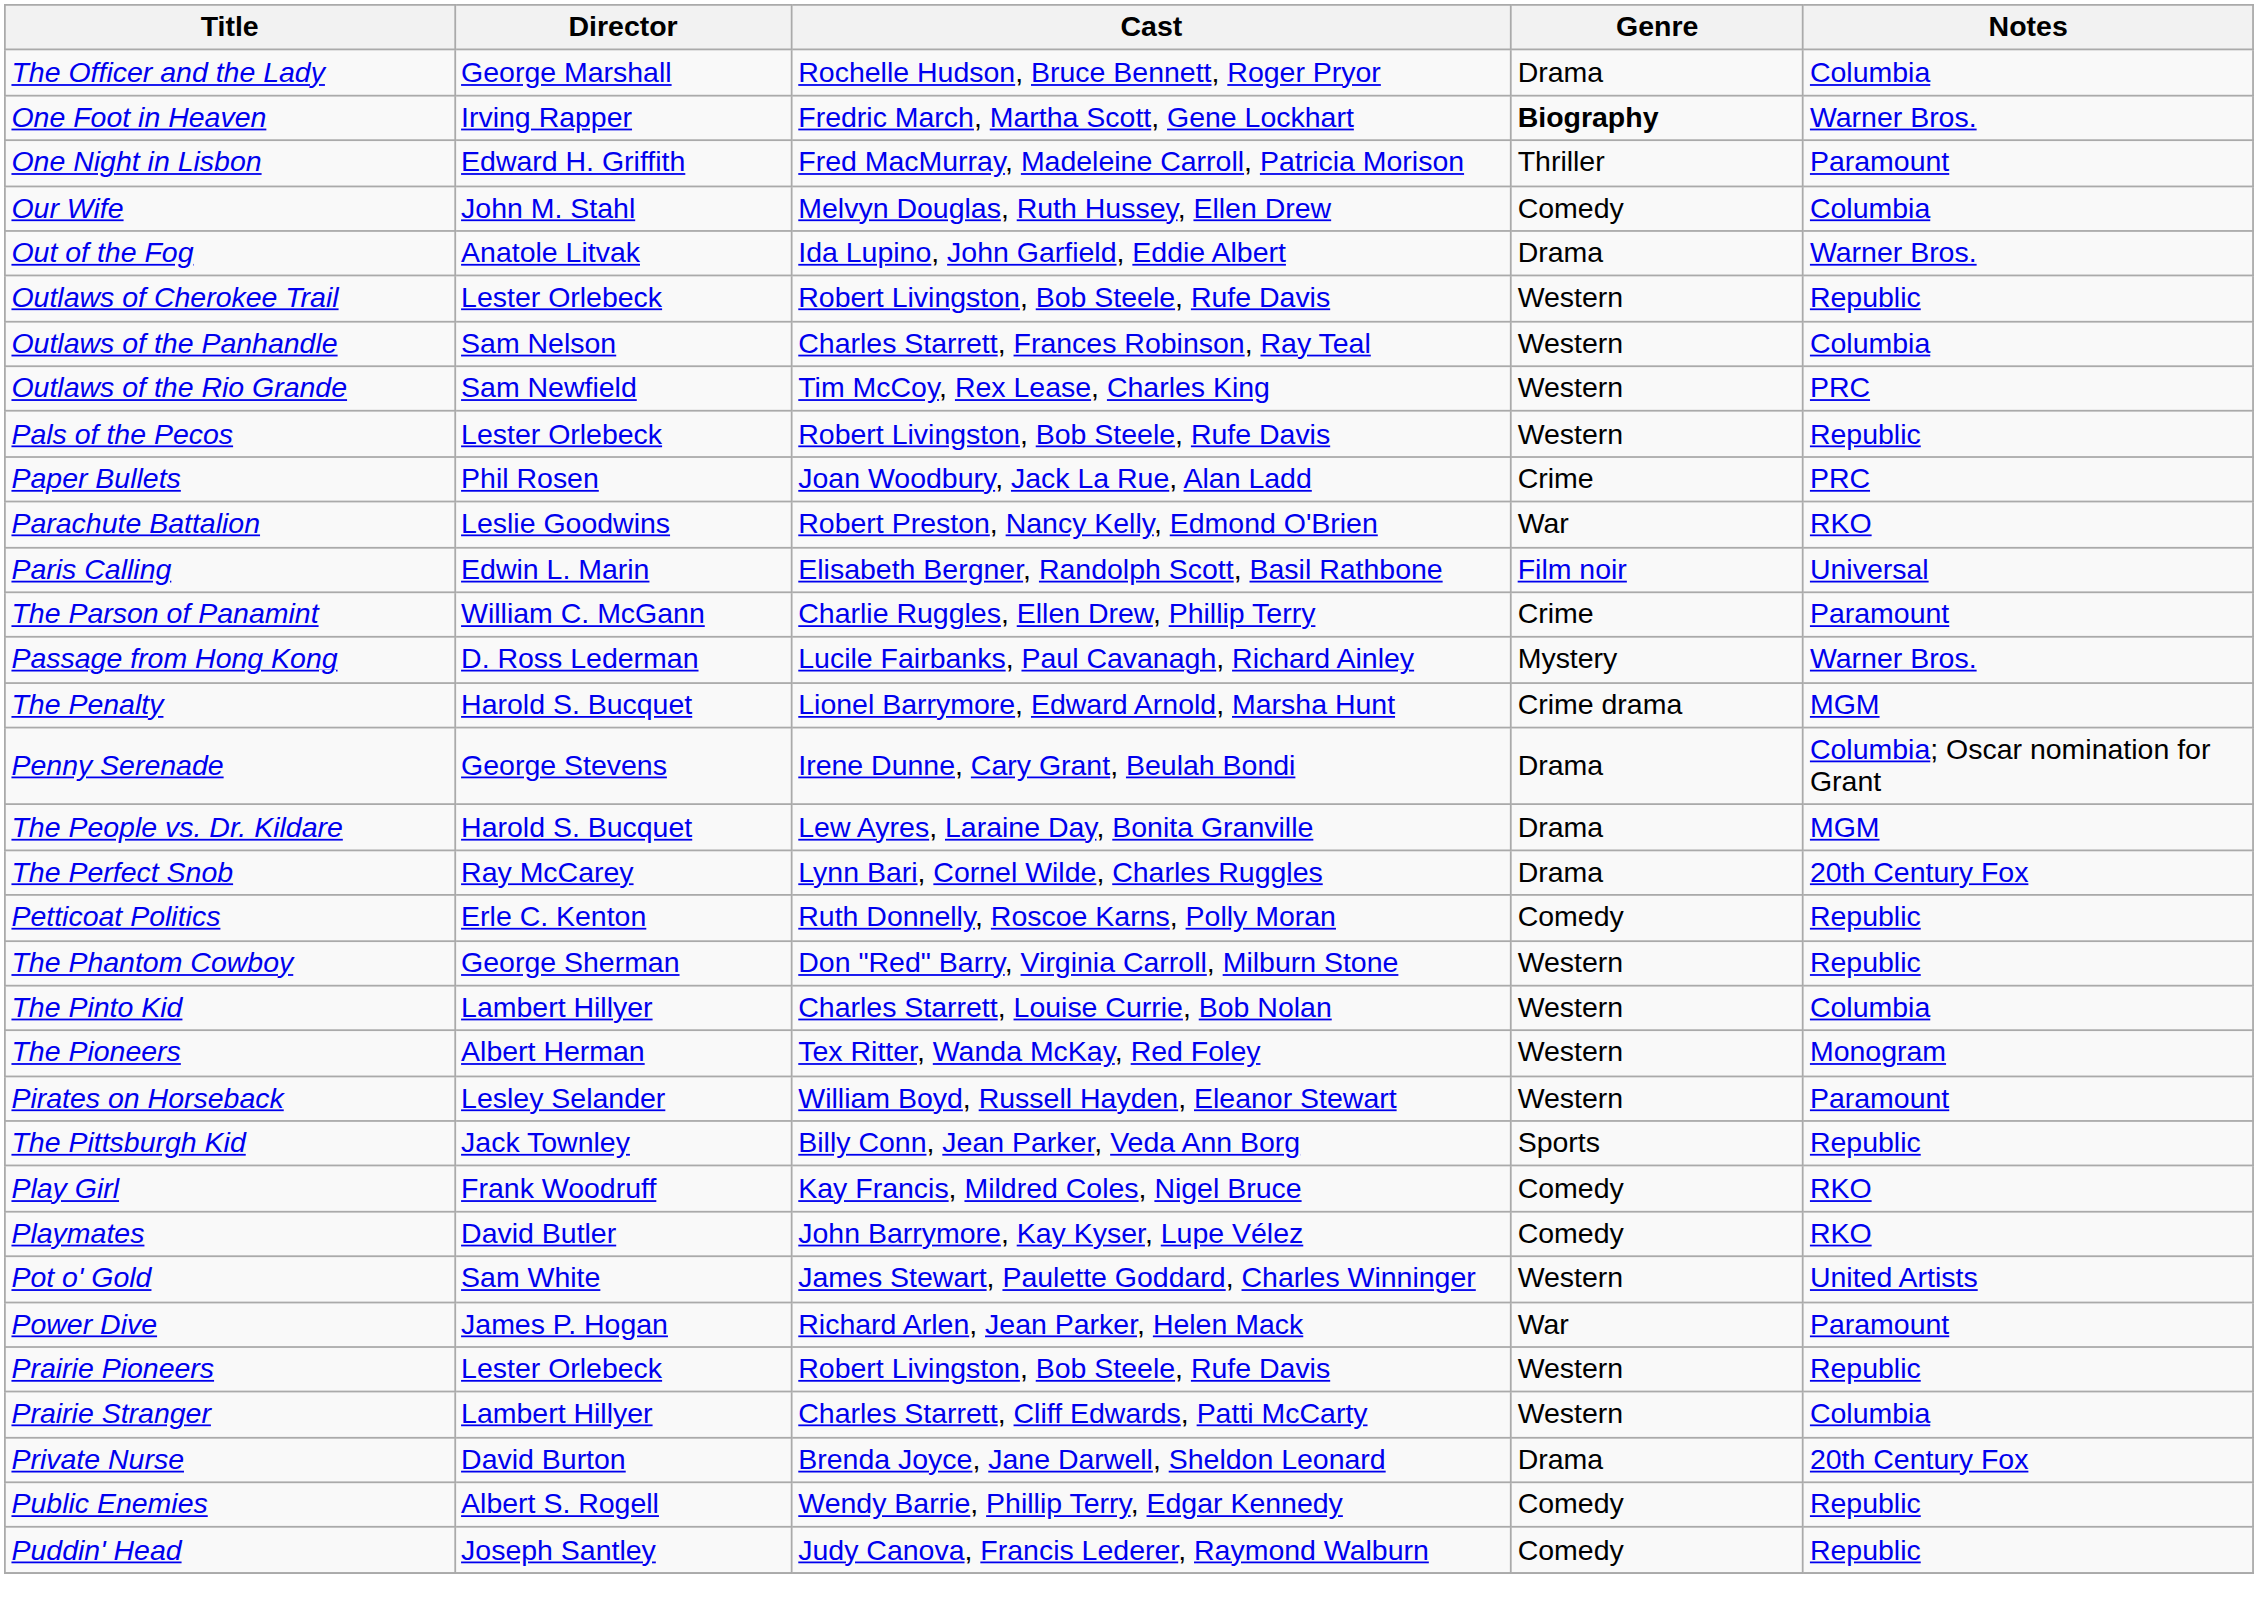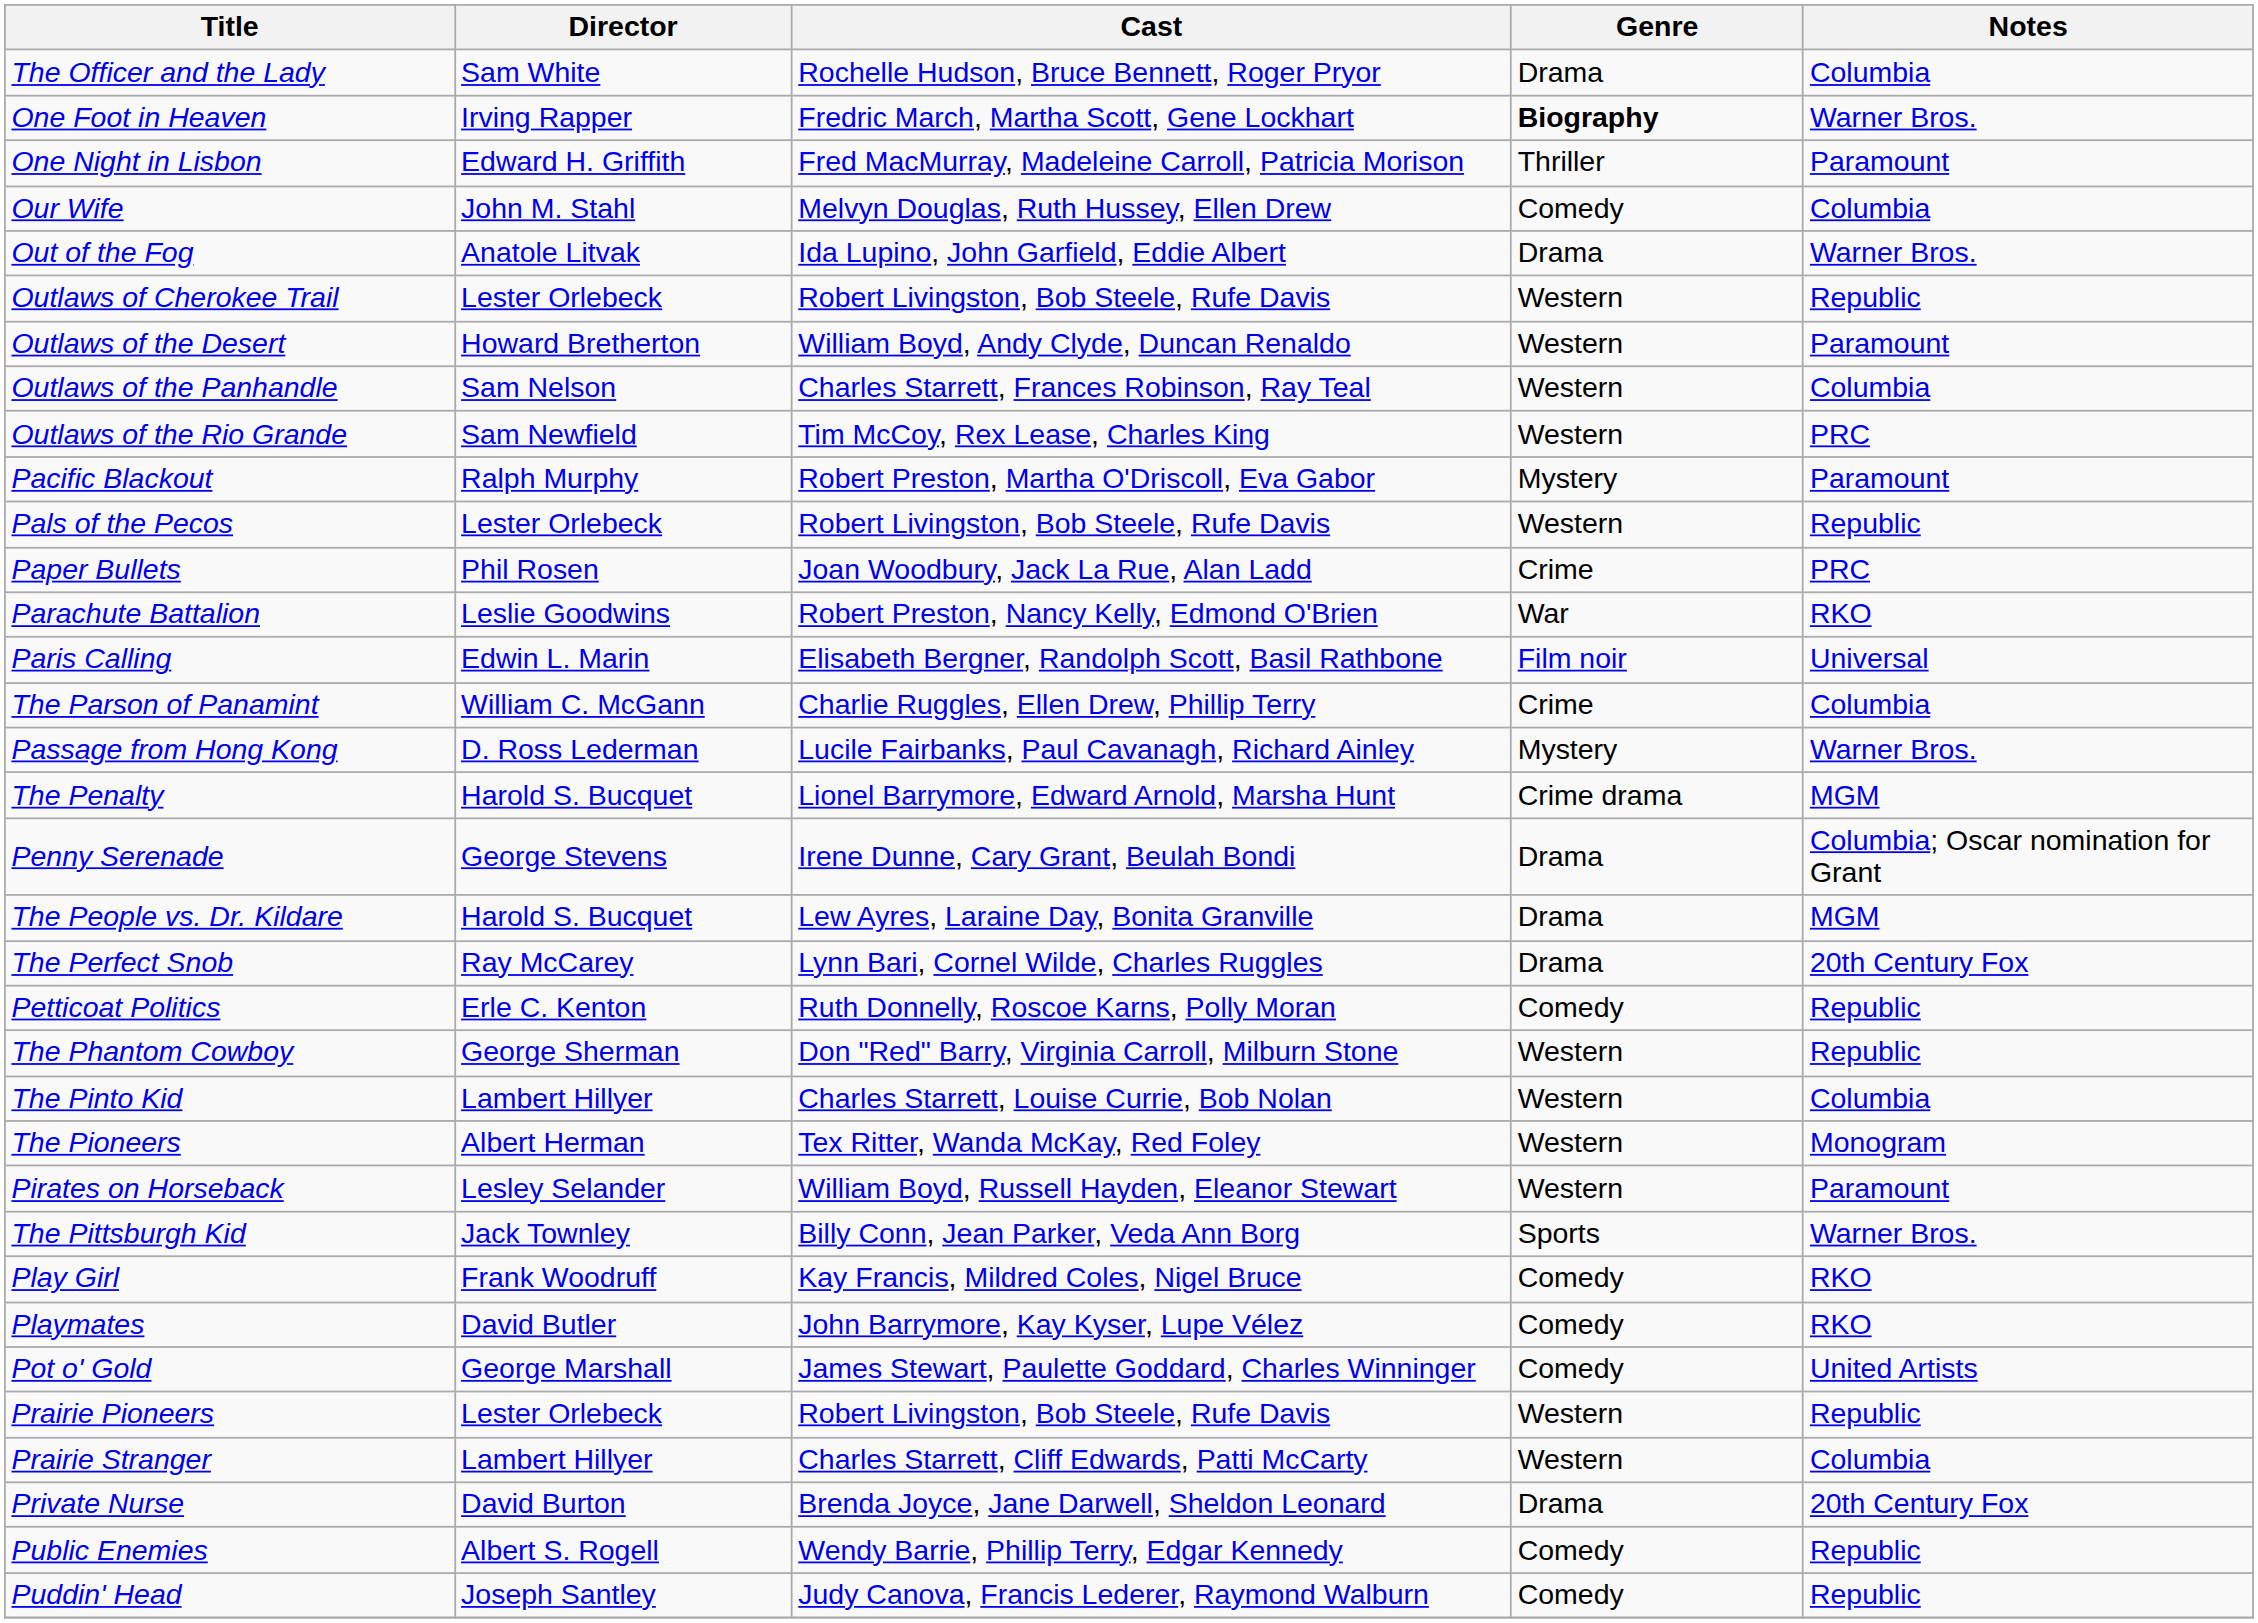(566, 72) George Marshall -> (531, 72) Sam White
+ row: (148, 343)
+ row: (112, 478)
(1880, 614) Paramount -> (1870, 704) Columbia
(1865, 1143) Republic -> (1893, 1233) Warner Bros.
(531, 1278) Sam White -> (566, 1368) George Marshall
(1570, 1278) Western -> (1571, 1368) Comedy
- row: (84, 1323)
